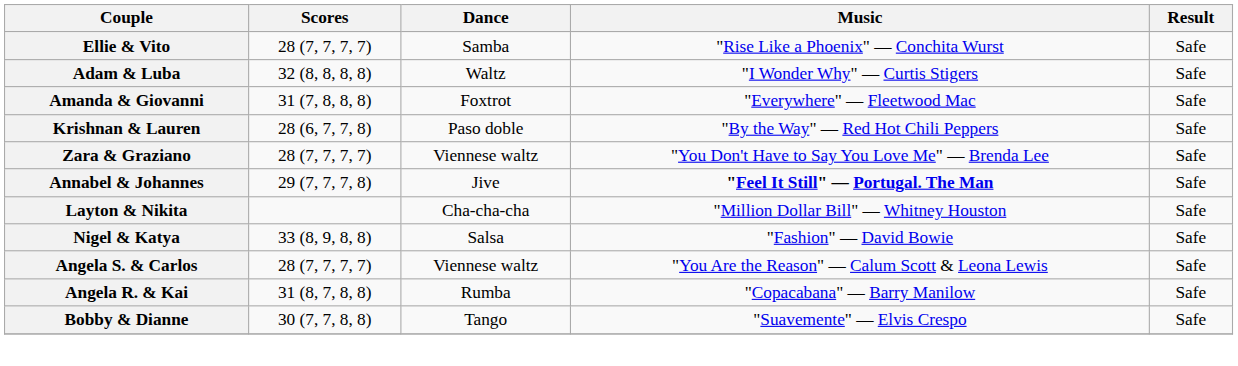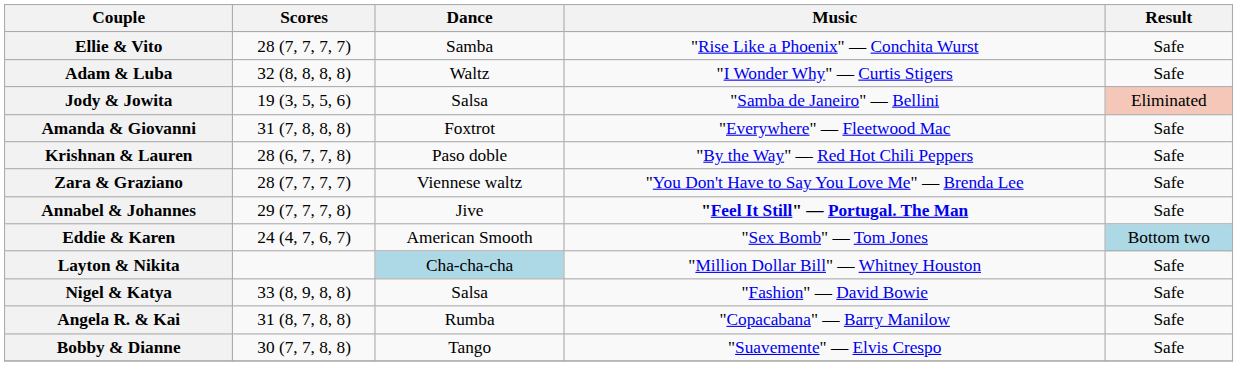+ row: (119, 100)
+ row: (119, 237)
(486, 210) no background -> (470, 264) lightblue background
- row: (127, 264)
